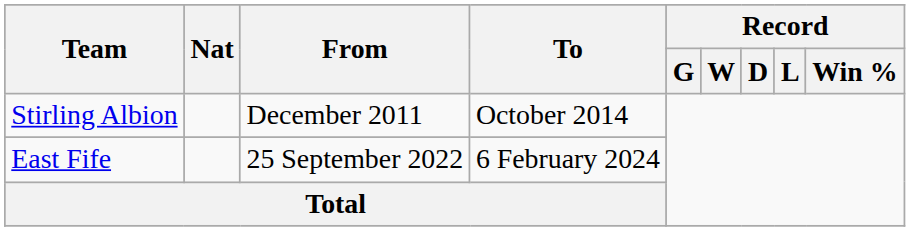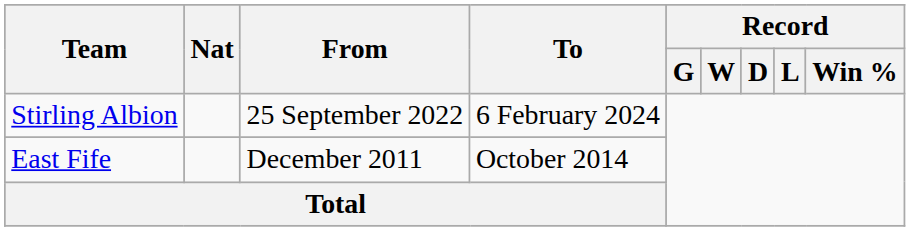(335, 114) December 2011 -> (355, 114) 25 September 2022
(552, 114) October 2014 -> (568, 114) 6 February 2024
(355, 159) 25 September 2022 -> (335, 159) December 2011
(568, 159) 6 February 2024 -> (552, 159) October 2014
